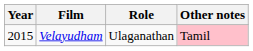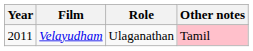(20, 35) 2015 -> (20, 35) 2011
